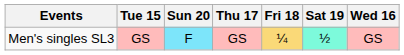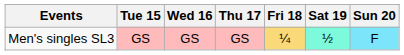columns swapped: (373, 16) <-> (188, 16)
